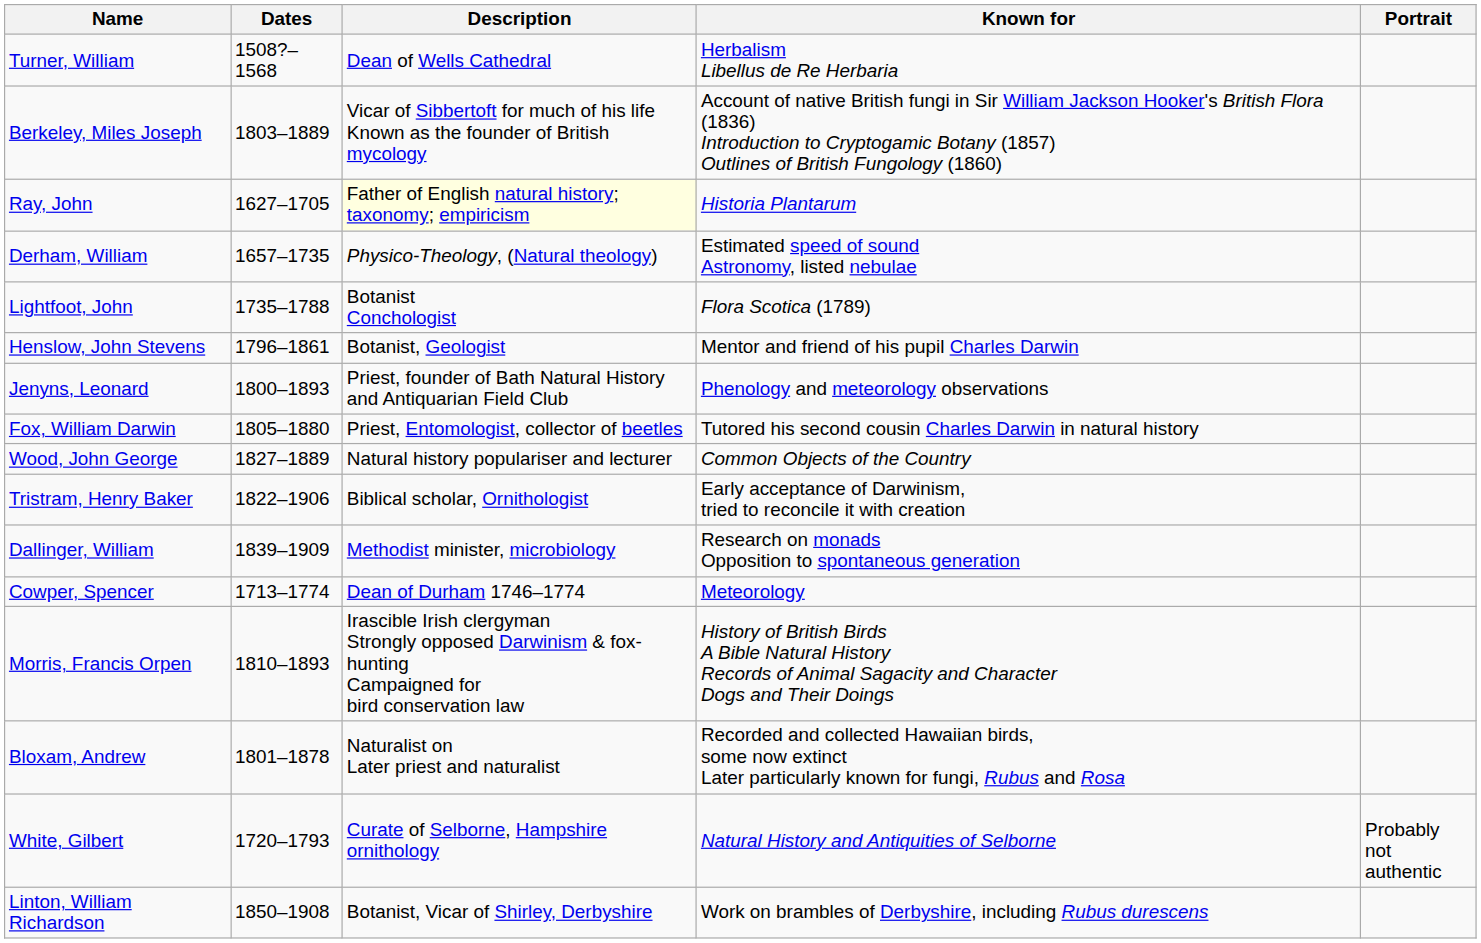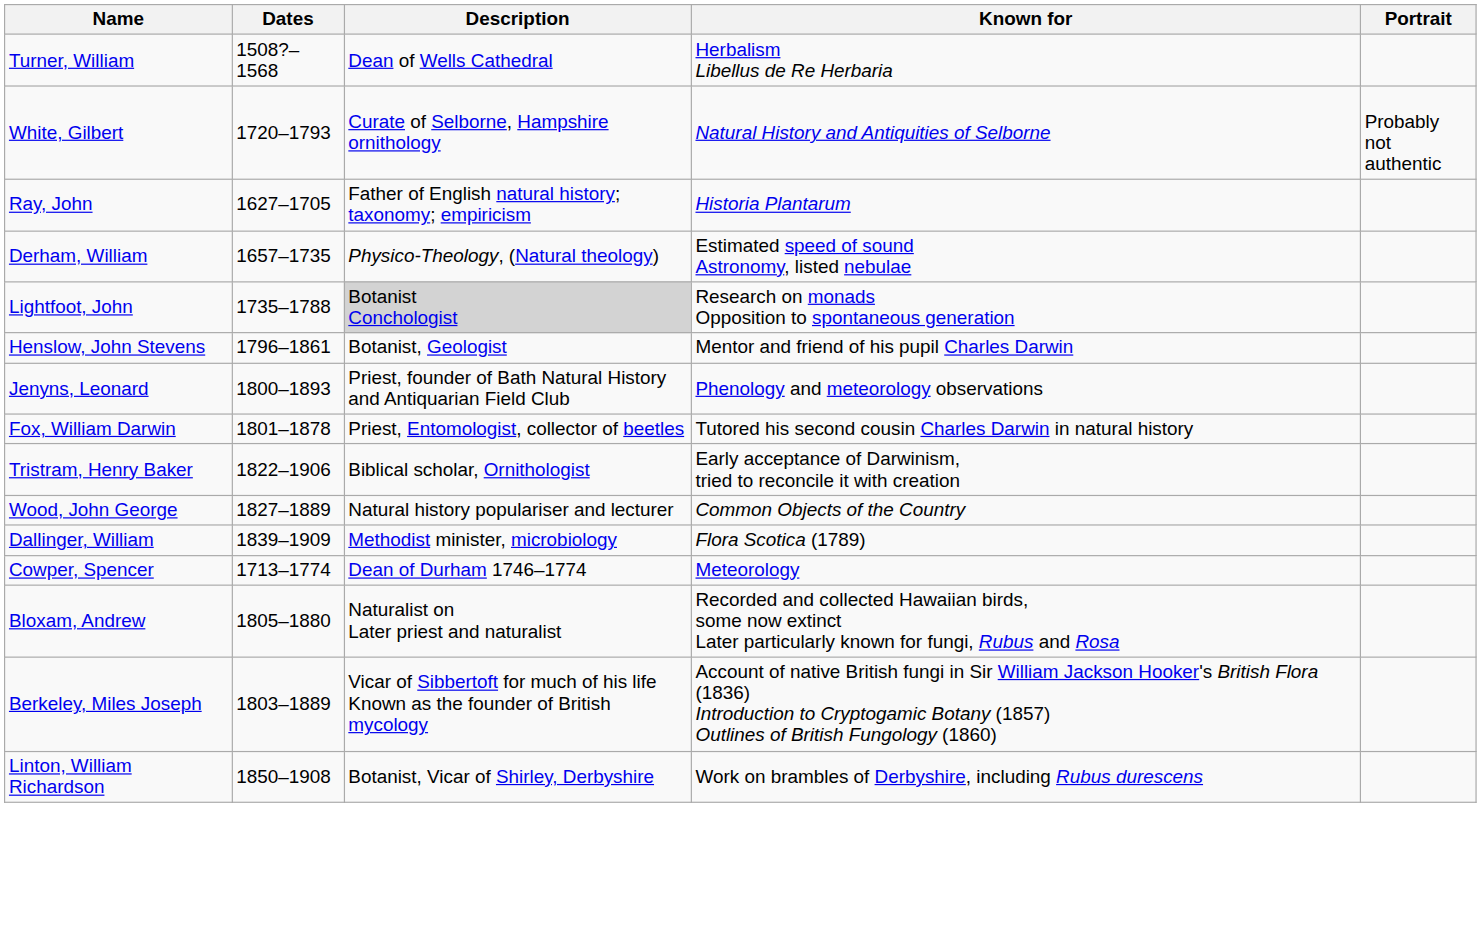rows swapped: (66, 840) <-> (105, 132)
(483, 204) lightyellow background -> (484, 204) no background
(401, 307) no background -> (403, 307) lightgrey background
(786, 307) Flora Scotica (1789) -> (855, 307) Research on monads Opposition to spontaneous generation
(282, 428) 1805–1880 -> (283, 428) 1801–1878
rows swapped: (101, 499) <-> (93, 458)
(860, 550) Research on monads Opposition to spontaneous generation -> (780, 539) Flora Scotica (1789)
- row: (100, 663)
(282, 757) 1801–1878 -> (283, 621) 1805–1880
